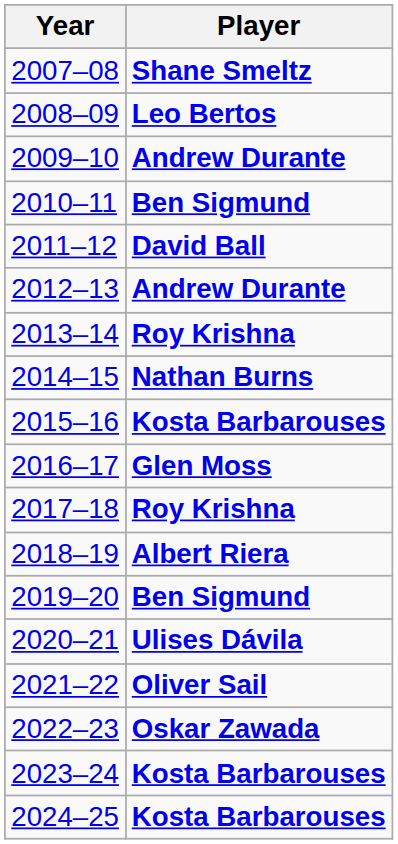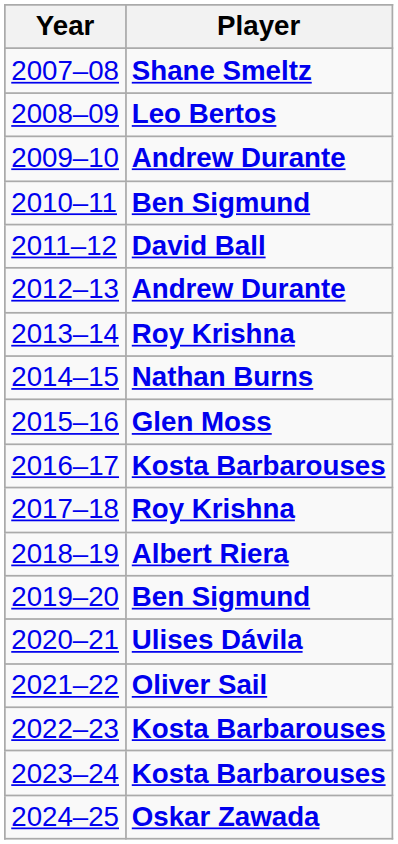(259, 421) Kosta Barbarouses -> (202, 421) Glen Moss
(202, 465) Glen Moss -> (259, 465) Kosta Barbarouses
(226, 728) Oskar Zawada -> (259, 728) Kosta Barbarouses
(259, 816) Kosta Barbarouses -> (226, 816) Oskar Zawada
